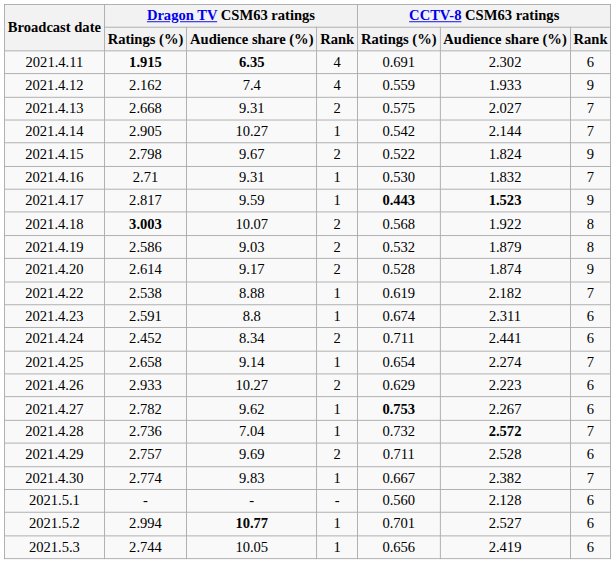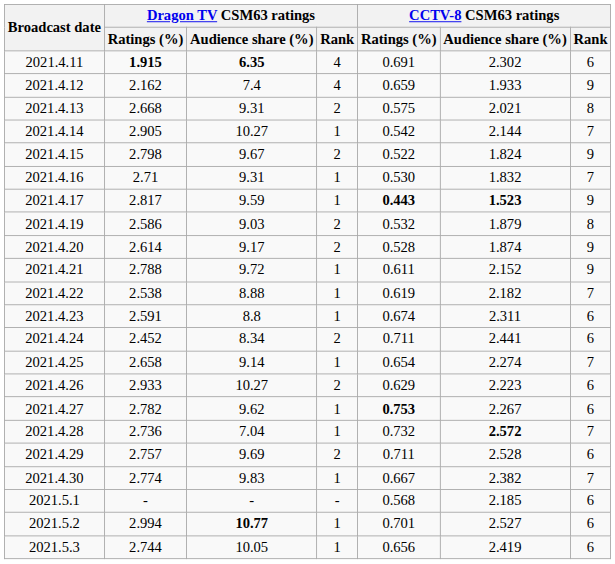(399, 85) 0.559 -> (399, 85) 0.659
(505, 108) 2.027 -> (505, 108) 2.021
(590, 108) 7 -> (590, 108) 8
- row: (54, 223)
+ row: (54, 270)
(399, 500) 0.560 -> (399, 500) 0.568
(505, 500) 2.128 -> (505, 500) 2.185
